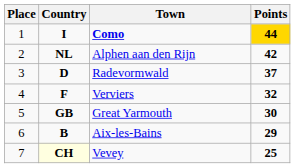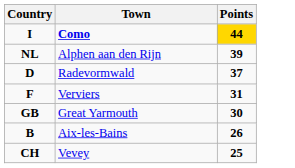- column: (21, 14)
(271, 53) 42 -> (236, 53) 39
(271, 93) 32 -> (236, 93) 31
(271, 133) 29 -> (236, 133) 26
(64, 152) lightyellow background -> (30, 152) no background
